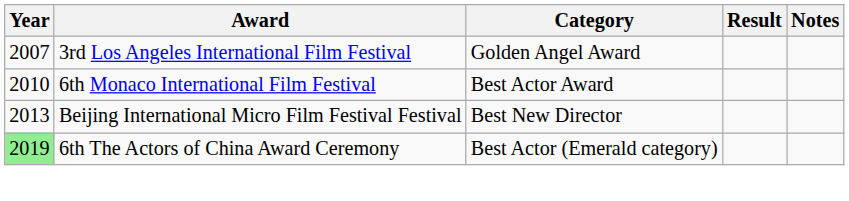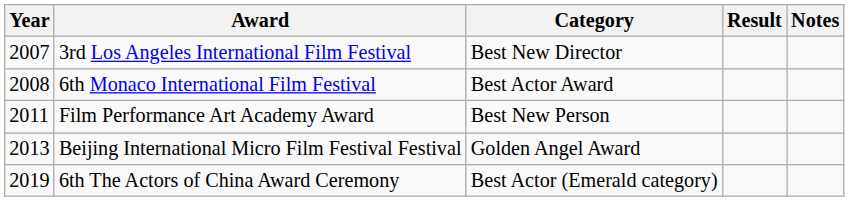(556, 52) Golden Angel Award -> (546, 52) Best New Director
(29, 84) 2010 -> (29, 84) 2008
+ row: (216, 116)
(546, 116) Best New Director -> (556, 148) Golden Angel Award
(29, 148) lightgreen background -> (29, 180) no background
